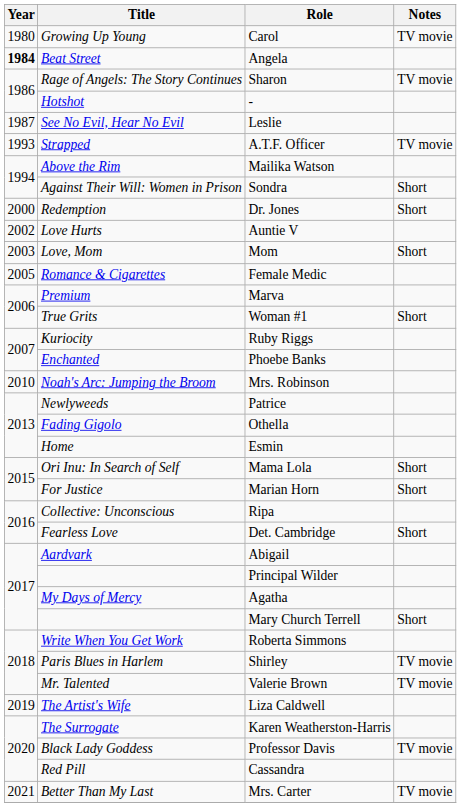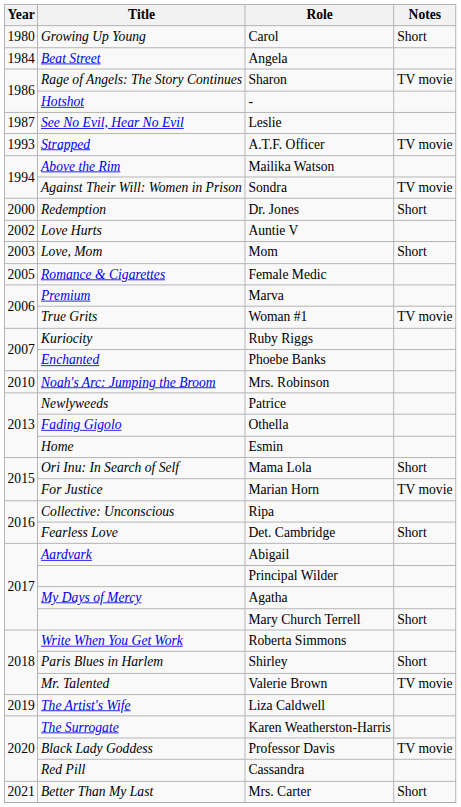(425, 36) TV movie -> (412, 36) Short
(21, 58) bold -> (21, 58) normal
(412, 187) Short -> (425, 187) TV movie
(412, 317) Short -> (425, 317) TV movie
(412, 489) Short -> (425, 489) TV movie
(425, 662) TV movie -> (412, 662) Short
(425, 791) TV movie -> (412, 791) Short
